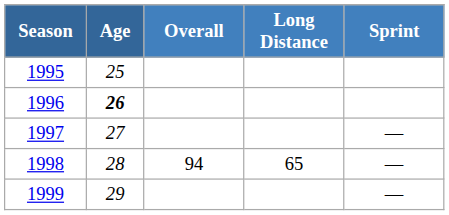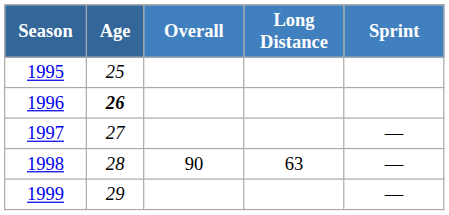(194, 164) 94 -> (194, 164) 90
(294, 164) 65 -> (294, 164) 63
